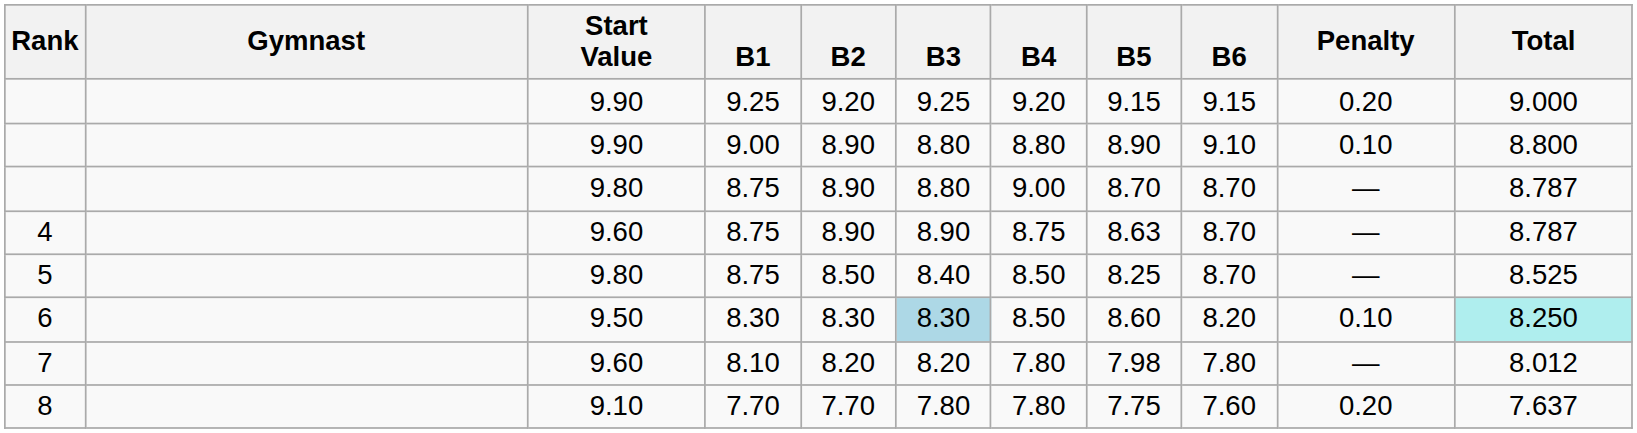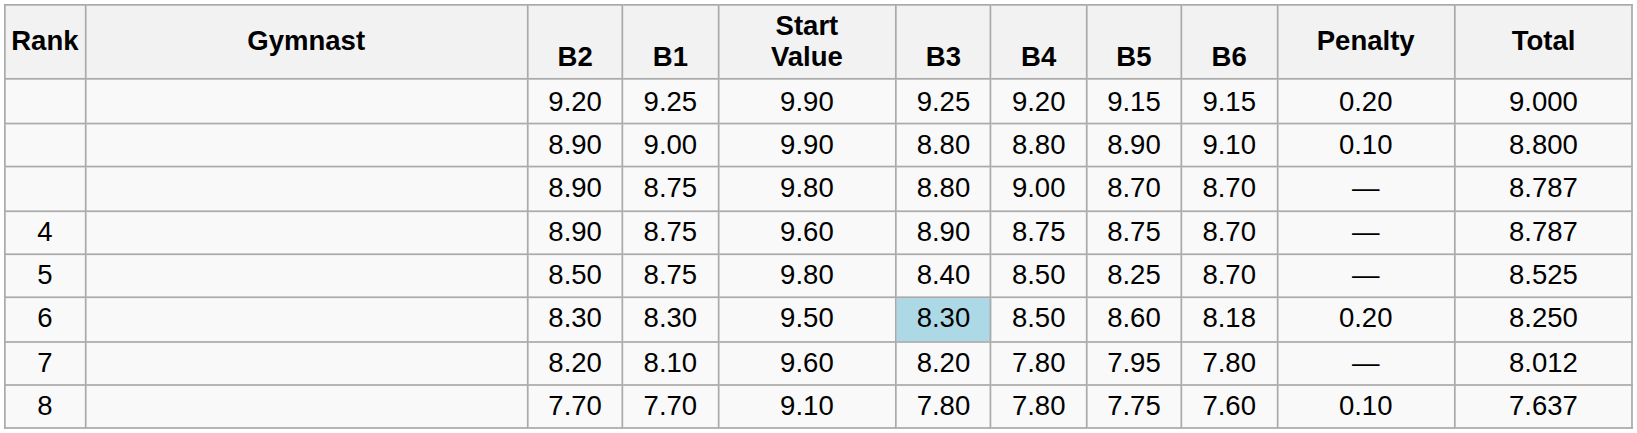columns swapped: (616, 41) <-> (848, 57)
(1134, 231) 8.63 -> (1134, 231) 8.75
(1229, 319) 8.20 -> (1229, 319) 8.18
(1366, 319) 0.10 -> (1366, 319) 0.20
(1543, 319) paleturquoise background -> (1543, 319) no background
(1134, 362) 7.98 -> (1134, 362) 7.95
(1366, 406) 0.20 -> (1366, 406) 0.10
